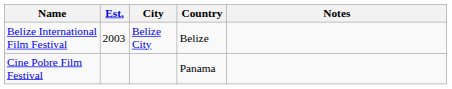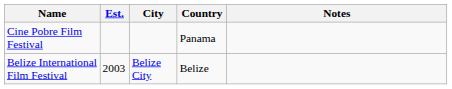rows swapped: (52, 37) <-> (45, 68)
